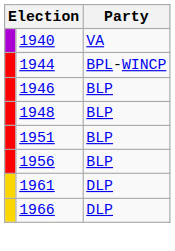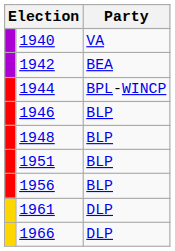+ row: (37, 65)
